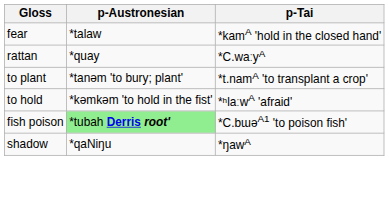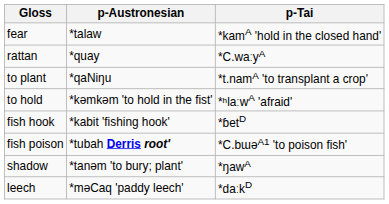(126, 78) *tanəm 'to bury; plant' -> (90, 78) *qaNiŋu
+ row: (31, 122)
(120, 122) lightgreen background -> (120, 144) no background
(90, 144) *qaNiŋu -> (126, 166) *tanəm 'to bury; plant'
+ row: (21, 188)
